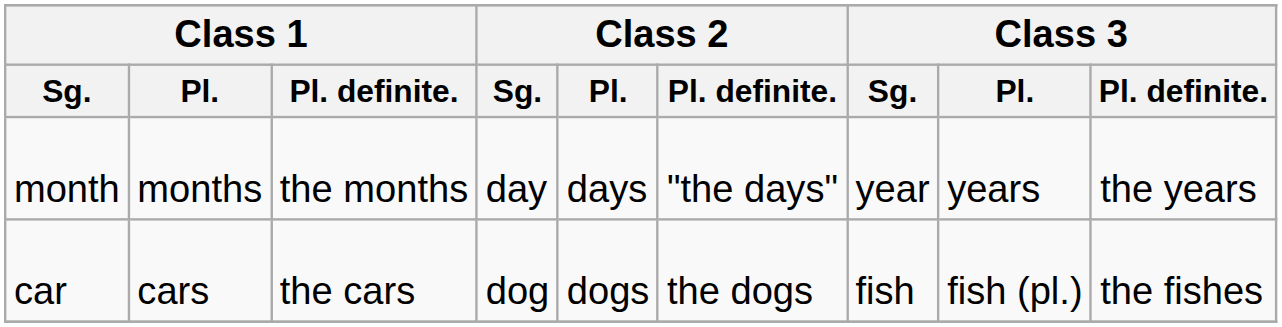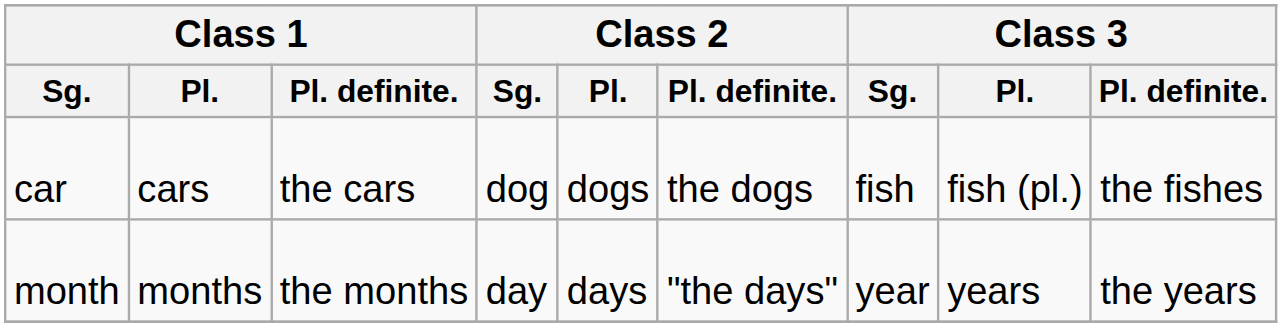rows swapped: (67, 188) <-> (40, 291)
